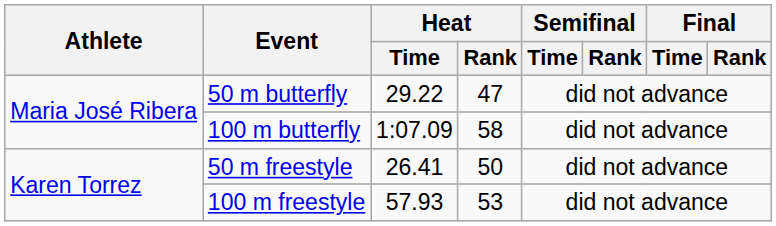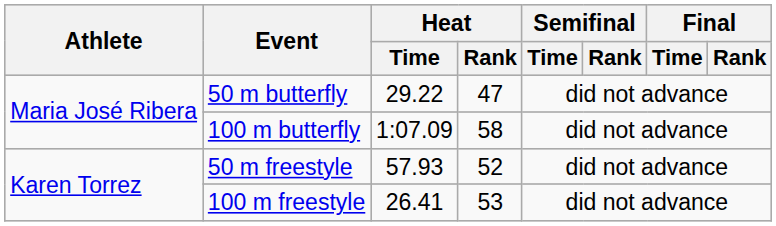(414, 167) 26.41 -> (414, 167) 57.93
(490, 167) 50 -> (490, 167) 52
(414, 203) 57.93 -> (414, 203) 26.41
